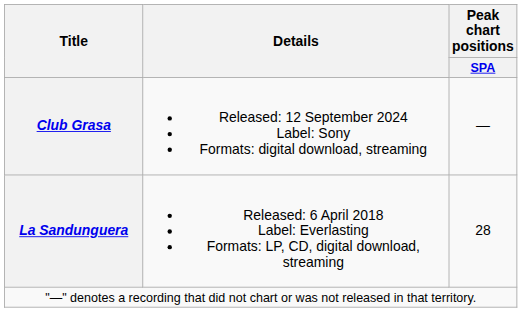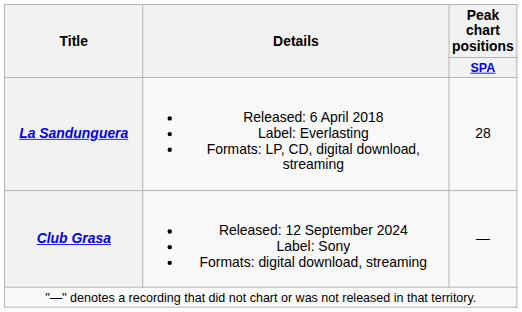rows swapped: (74, 230) <-> (74, 126)
